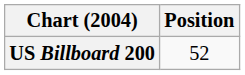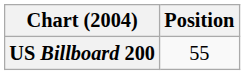(199, 52) 52 -> (199, 52) 55
